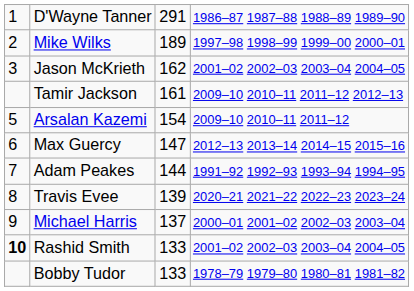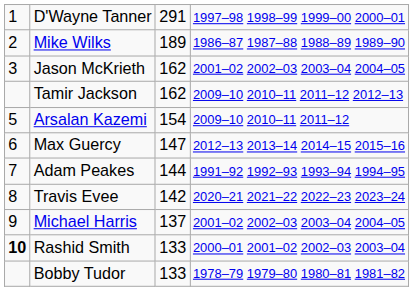(299, 17) 1986–87 1987–88 1988–89 1989–90 -> (299, 17) 1997–98 1998–99 1999–00 2000–01
(299, 43) 1997–98 1998–99 1999–00 2000–01 -> (299, 43) 1986–87 1987–88 1988–89 1989–90
(173, 94) 161 -> (173, 94) 162
(173, 196) 139 -> (173, 196) 142
(299, 222) 2000–01 2001–02 2002–03 2003–04 -> (299, 222) 2001–02 2002–03 2003–04 2004–05
(299, 248) 2001–02 2002–03 2003–04 2004–05 -> (299, 248) 2000–01 2001–02 2002–03 2003–04
